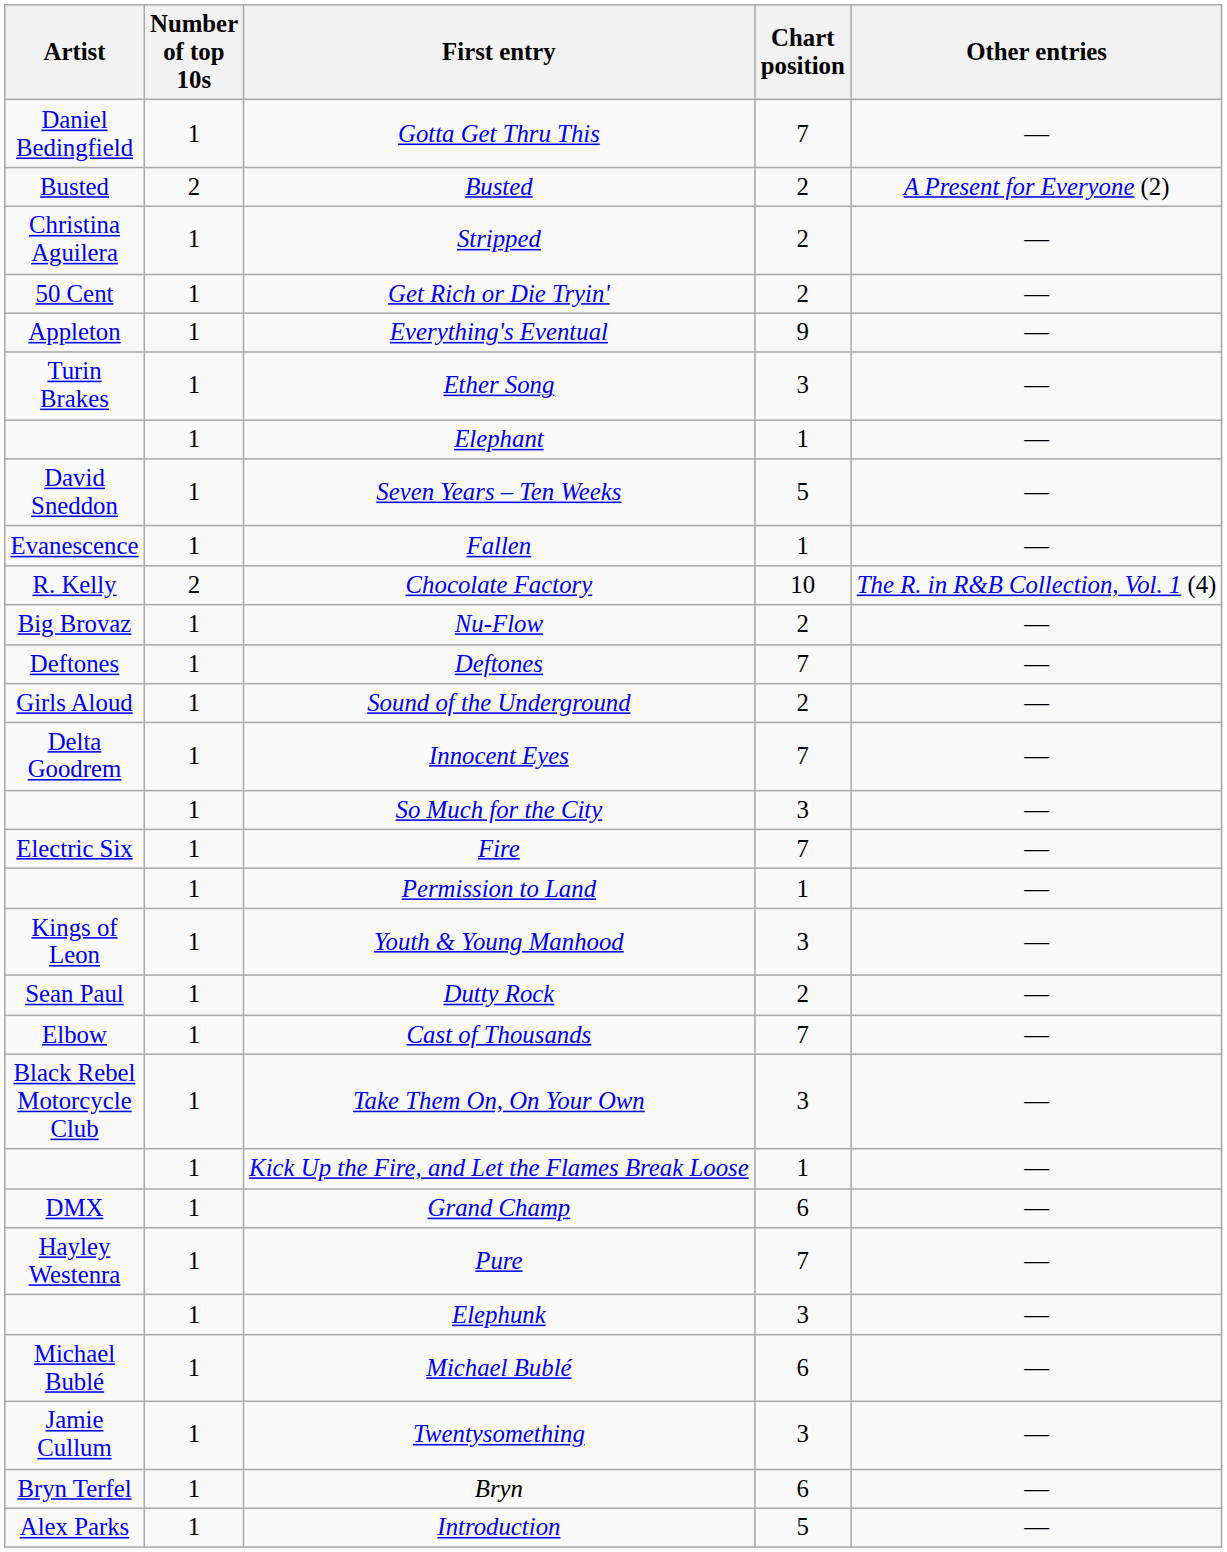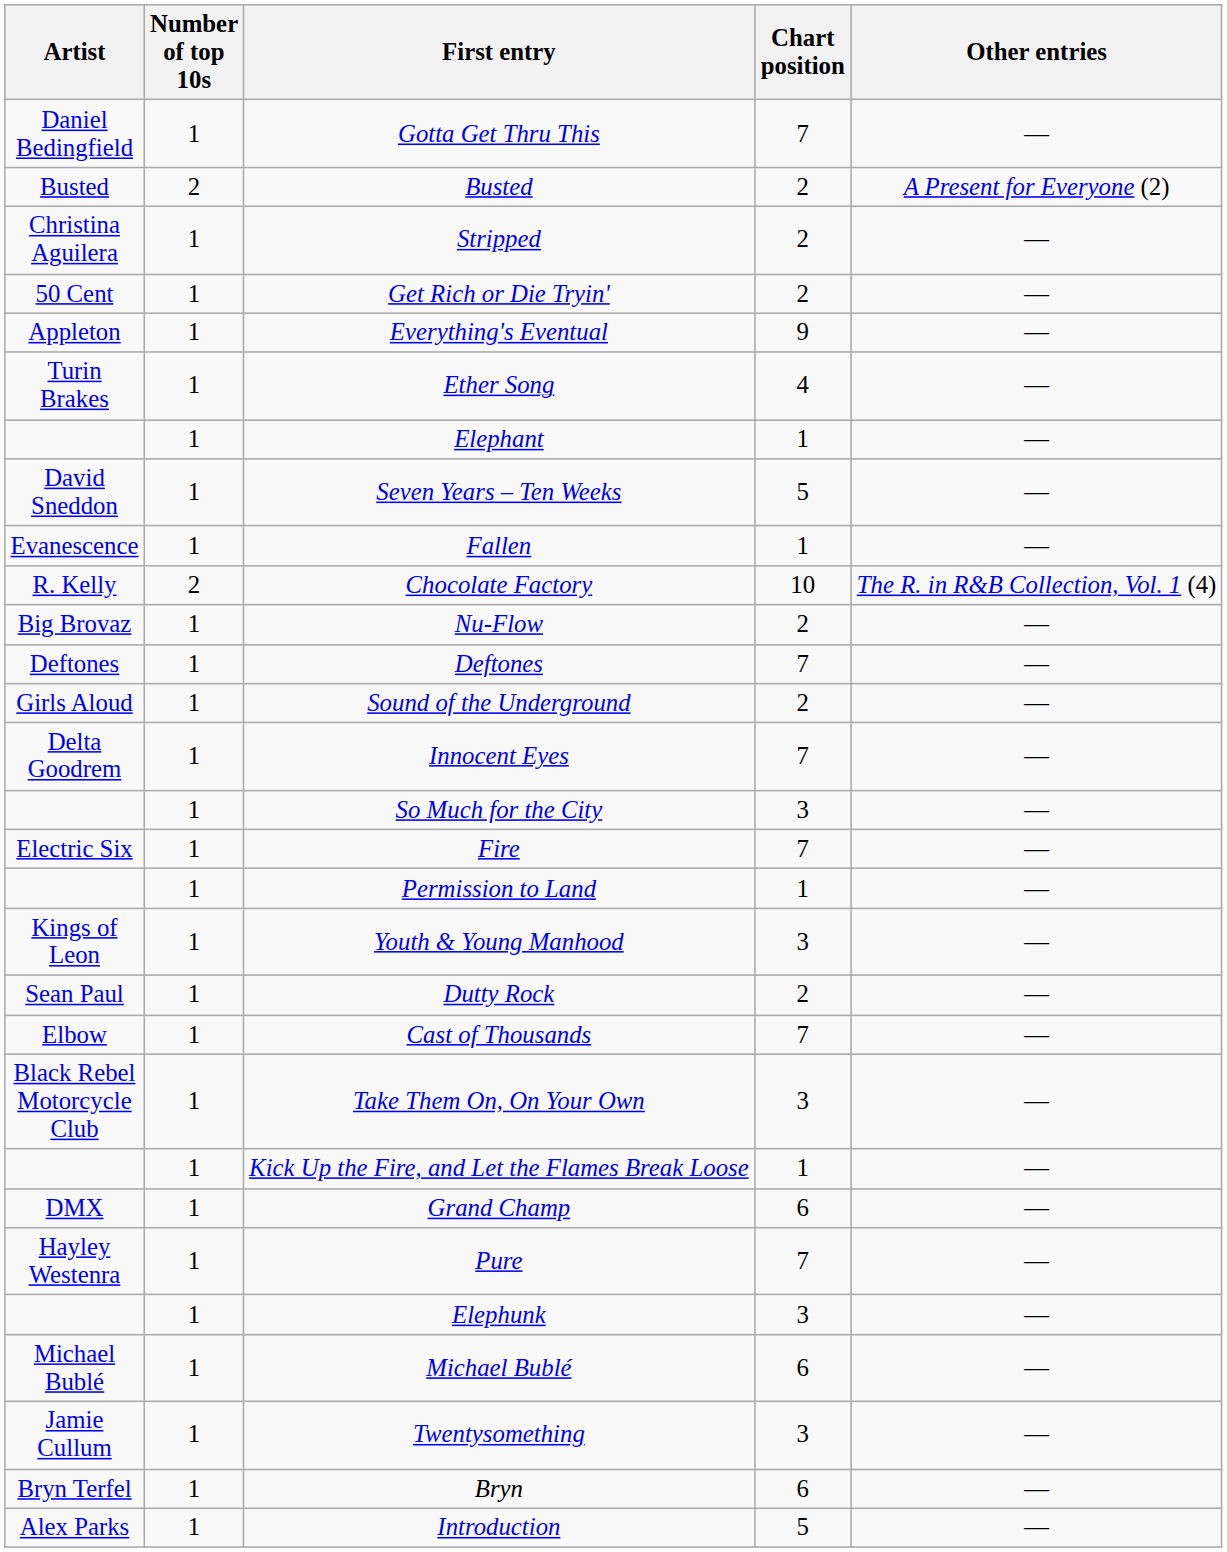(803, 385) 3 -> (803, 385) 4
